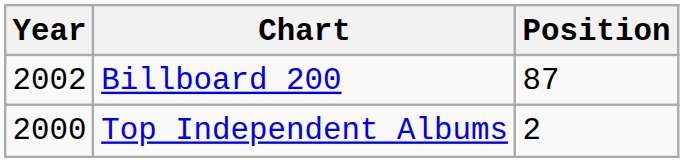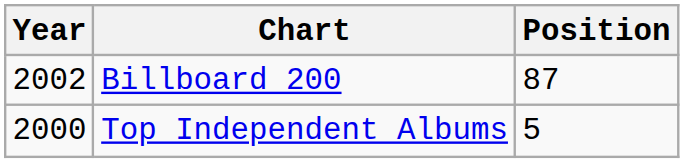(532, 131) 2 -> (532, 131) 5
